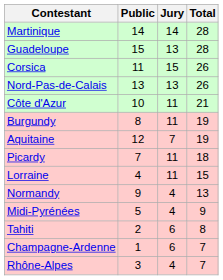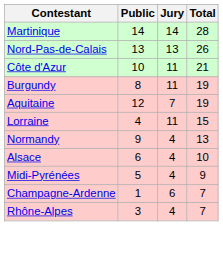- row: (38, 49)
- row: (26, 67)
- row: (26, 157)
+ row: (24, 157)
- row: (20, 229)
